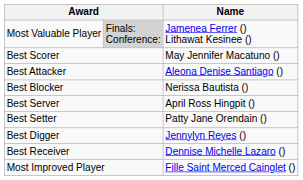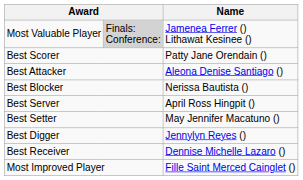(222, 55) May Jennifer Macatuno () -> (216, 55) Patty Jane Orendain ()
(216, 119) Patty Jane Orendain () -> (222, 119) May Jennifer Macatuno ()
